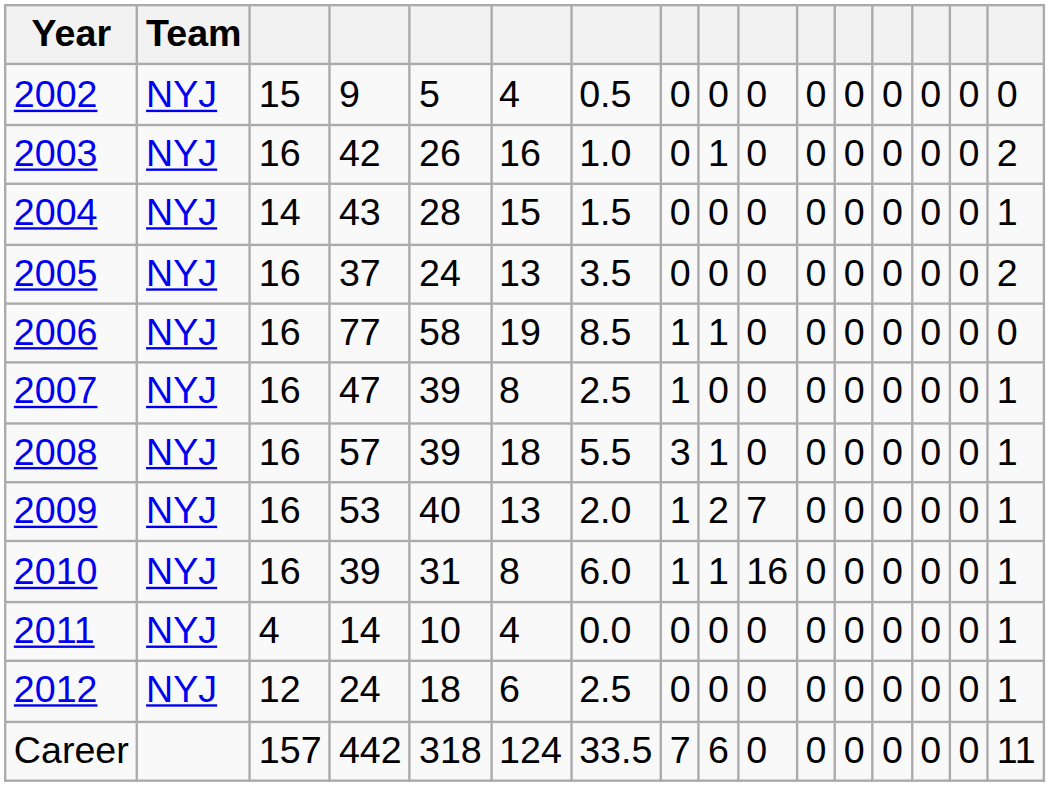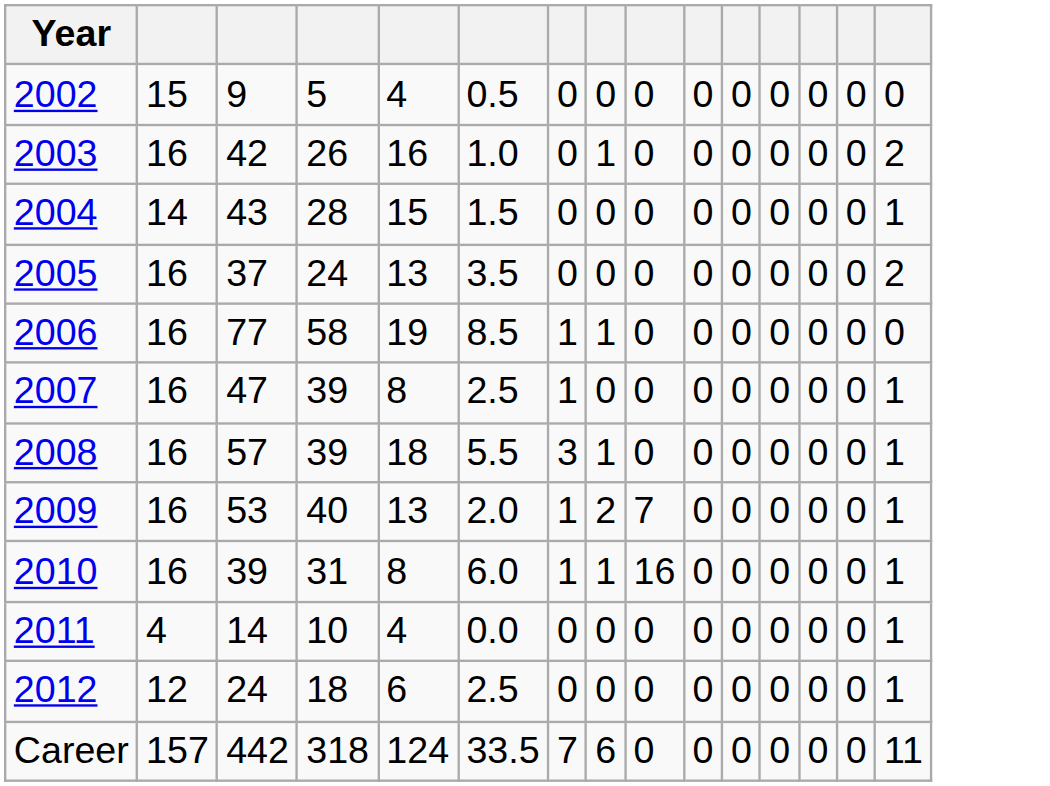- column: (194, 34)
